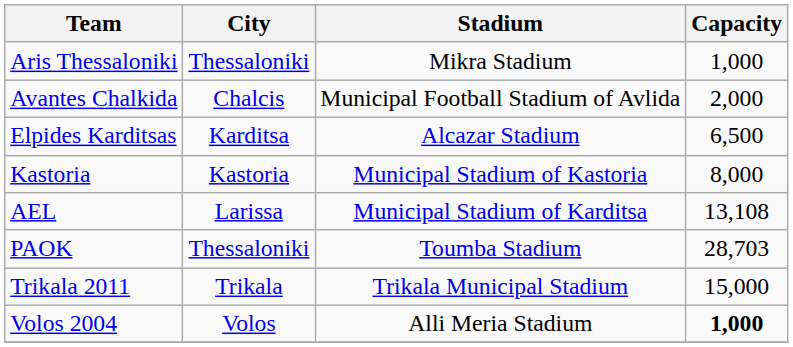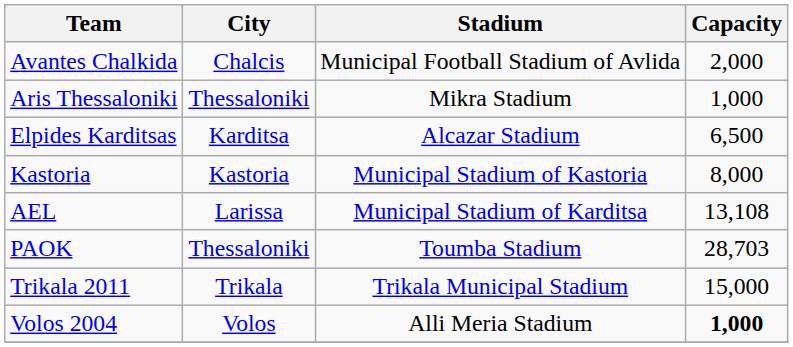rows swapped: (94, 60) <-> (94, 98)
